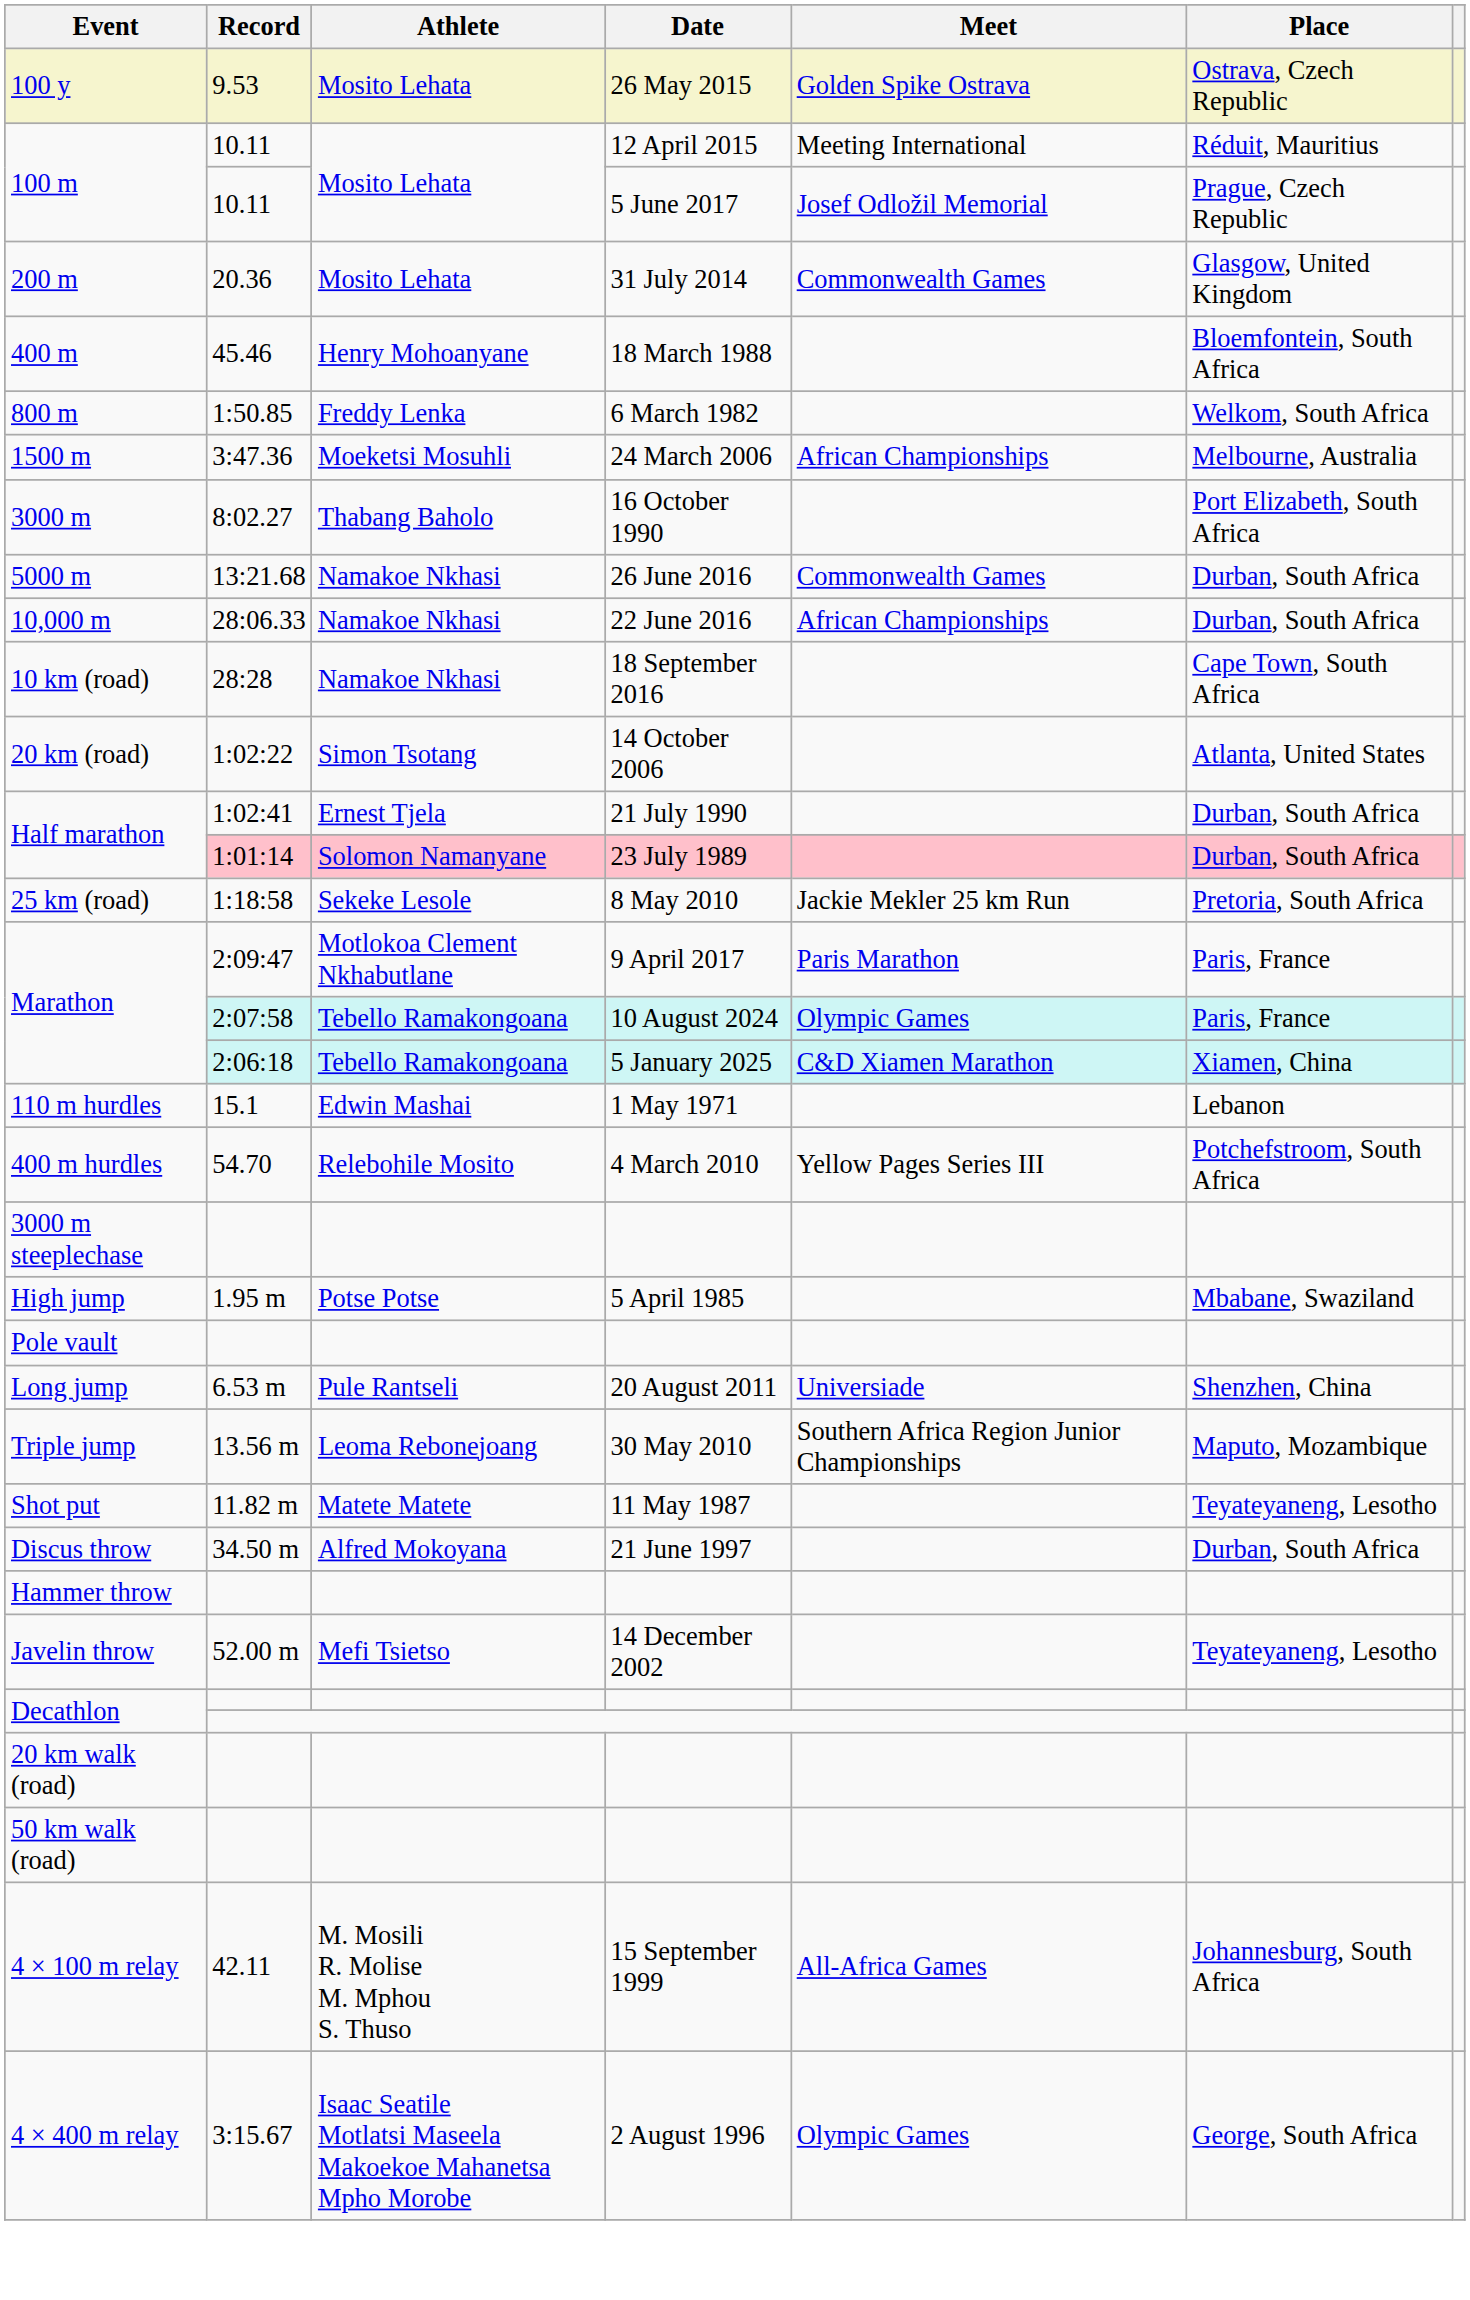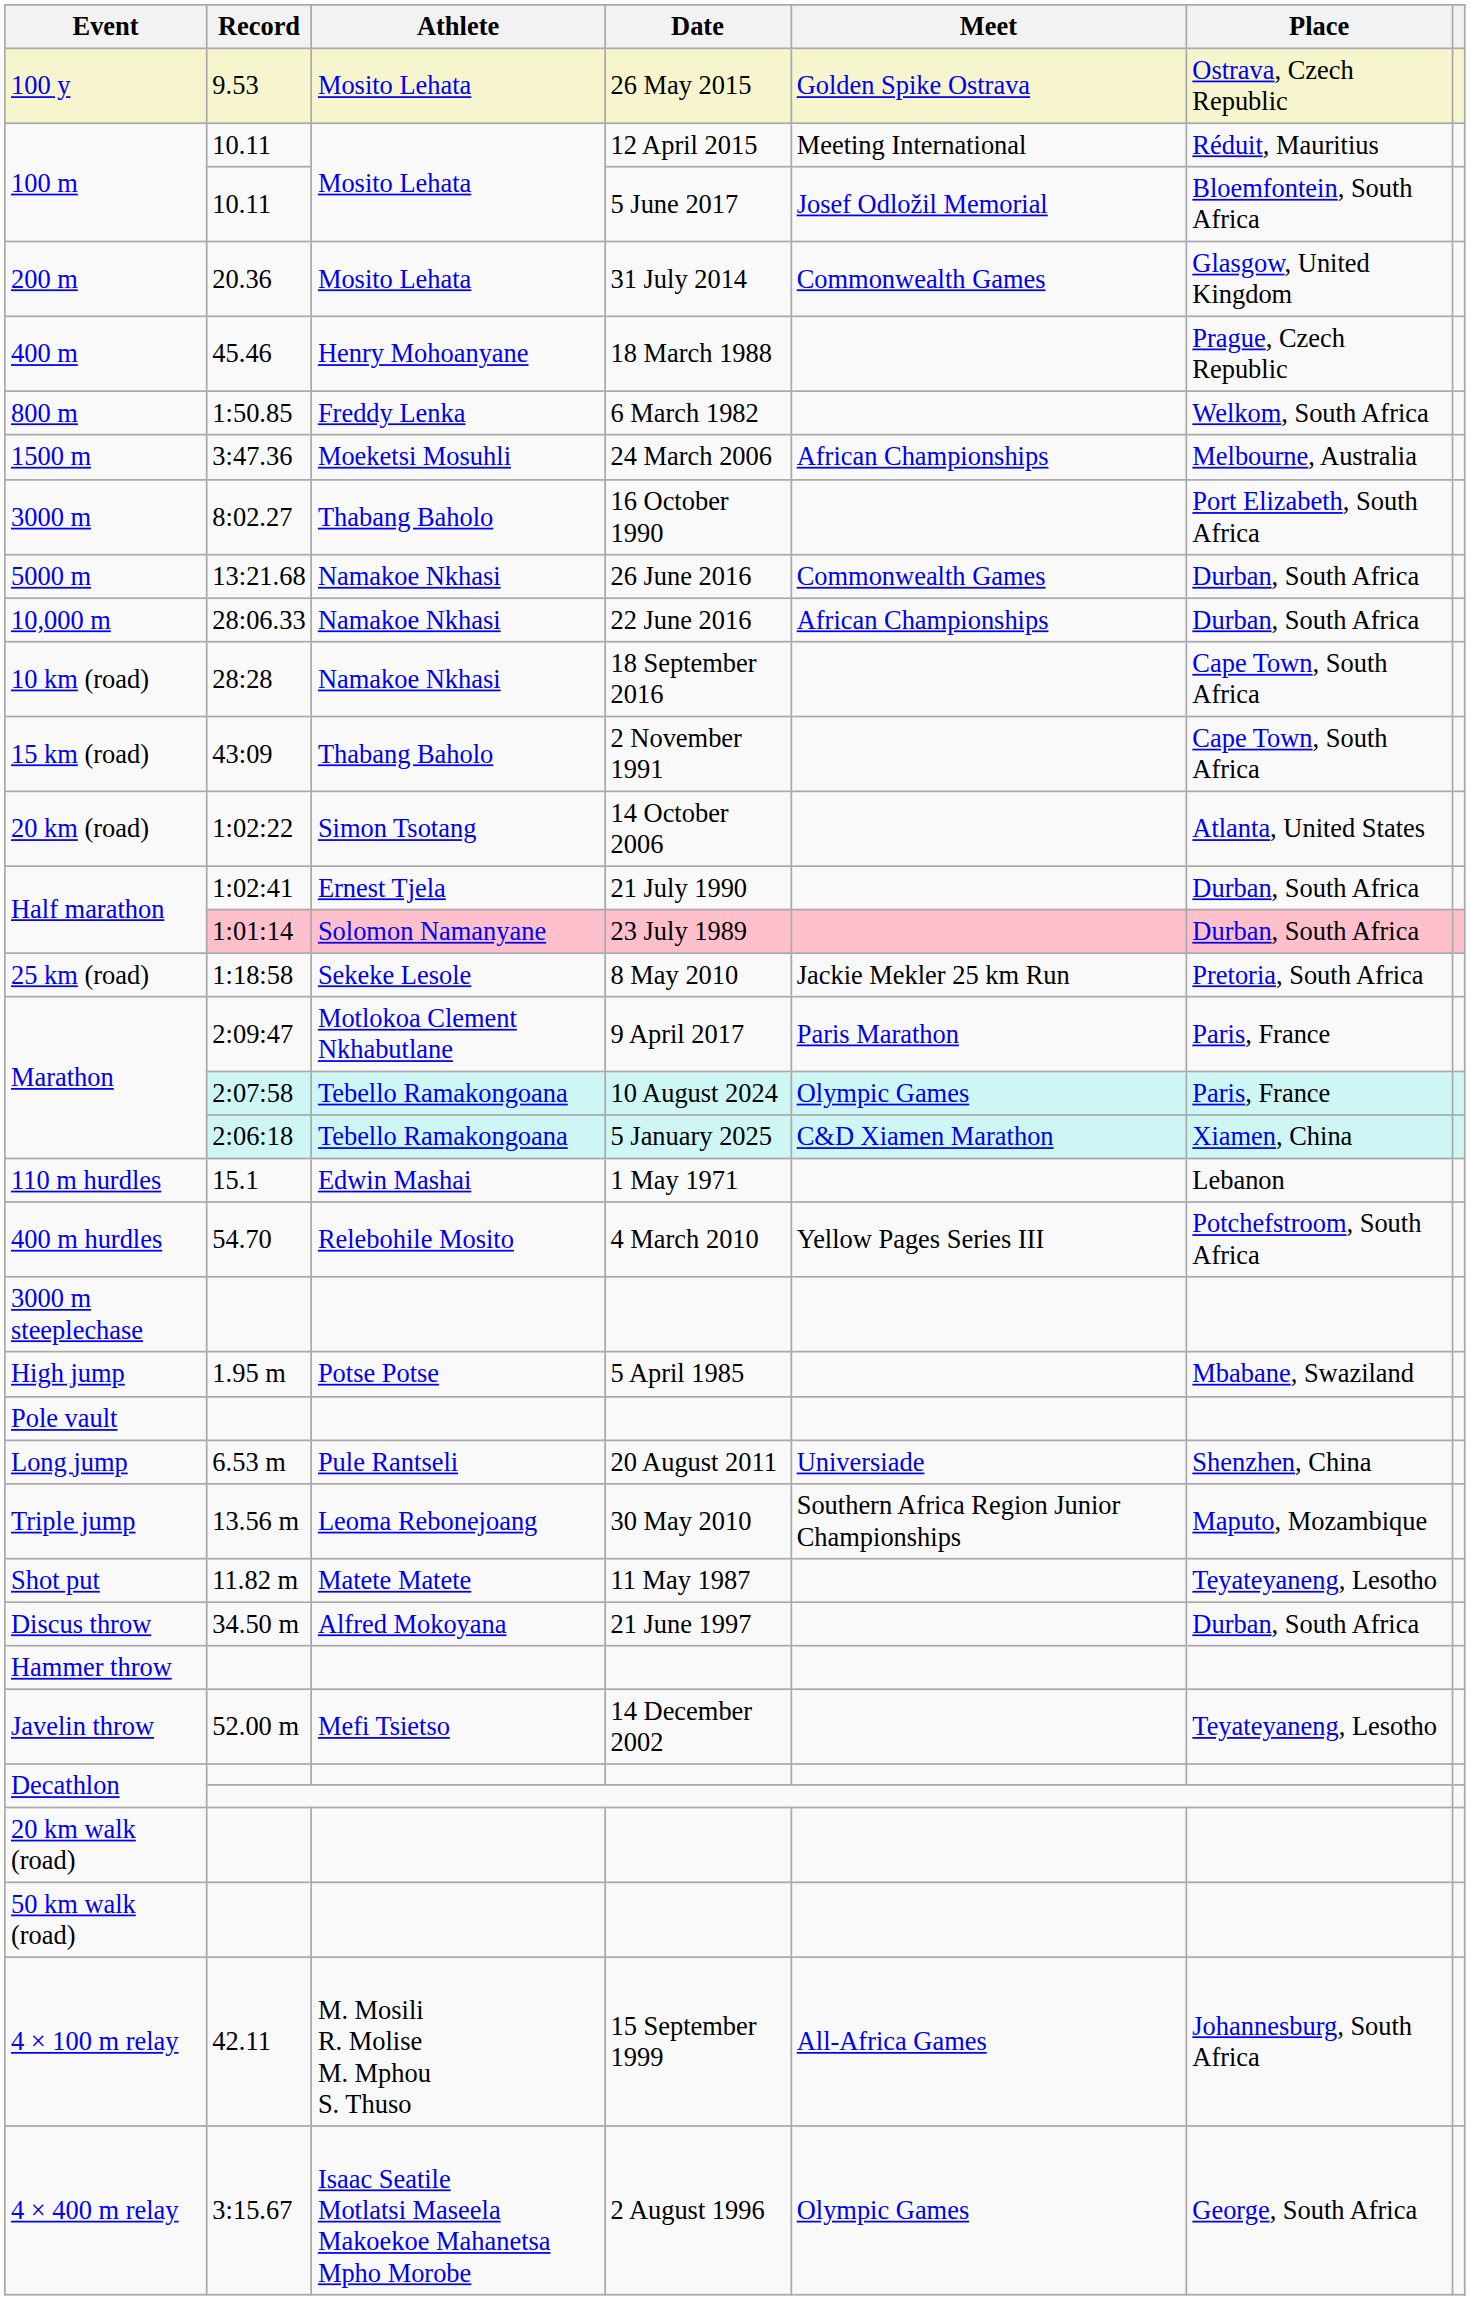(1269, 204) Prague, Czech Republic -> (1302, 204) Bloemfontein, South Africa
(1302, 354) Bloemfontein, South Africa -> (1269, 354) Prague, Czech Republic
+ row: (80, 753)
